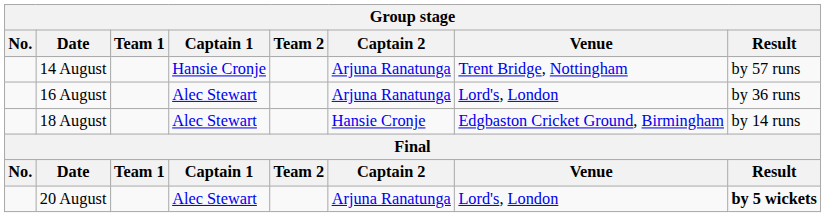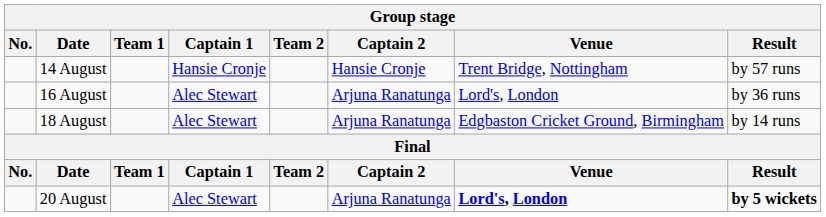(391, 69) Arjuna Ranatunga -> (379, 69) Hansie Cronje
(379, 120) Hansie Cronje -> (391, 120) Arjuna Ranatunga
(508, 198) normal -> (513, 198) bold
